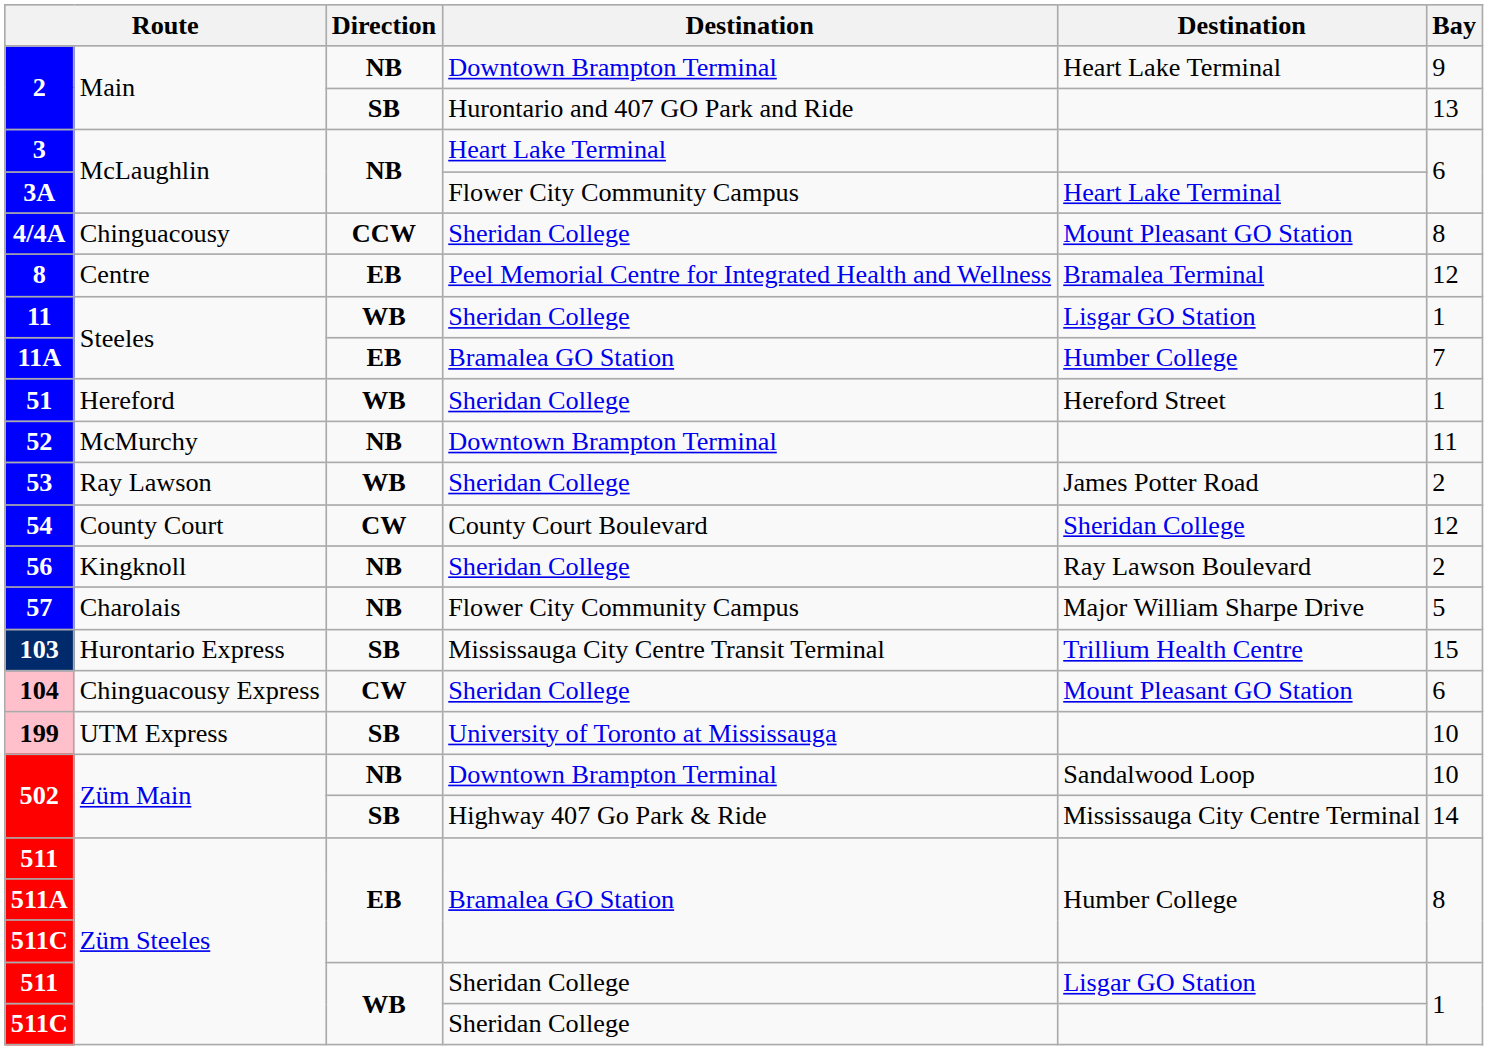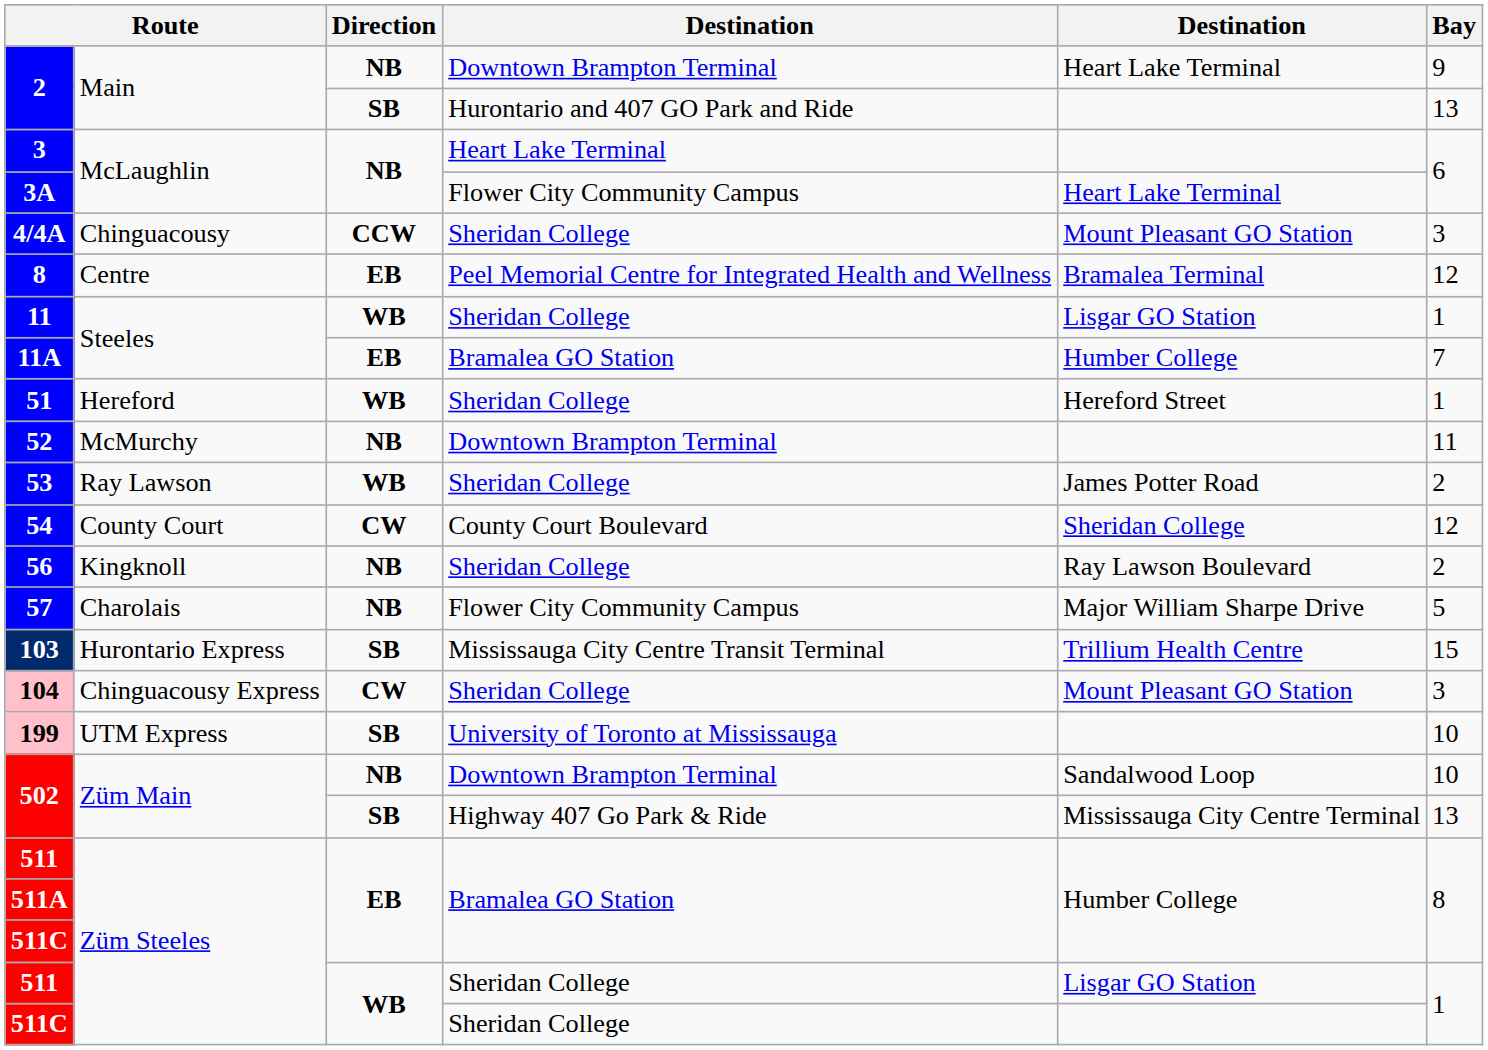(1439, 233) 8 -> (1439, 233) 3
(1439, 691) 6 -> (1439, 691) 3
(1445, 815) 14 -> (1445, 815) 13
